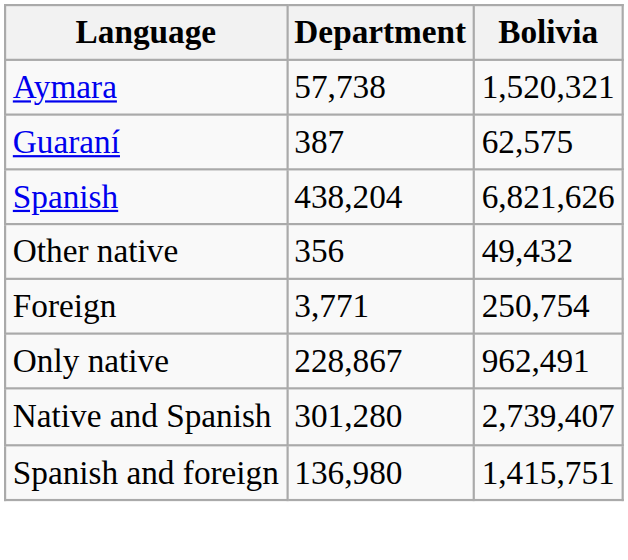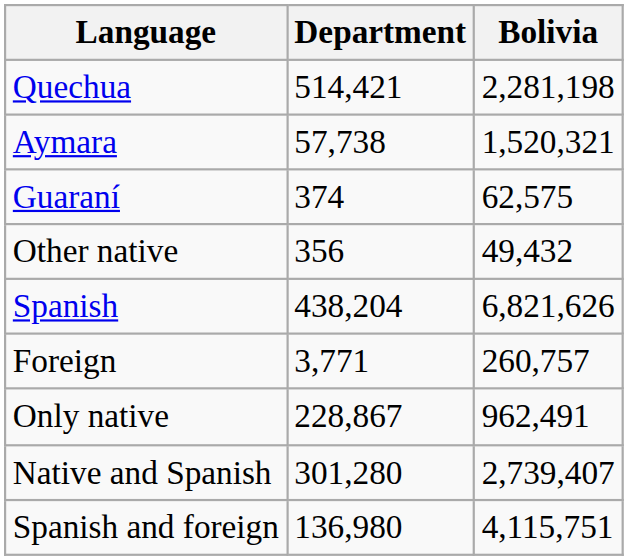+ row: (72, 87)
(319, 141) 387 -> (319, 196) 374
rows swapped: (96, 251) <-> (66, 196)
(536, 306) 250,754 -> (536, 361) 260,757
(548, 471) 1,415,751 -> (548, 526) 4,115,751
